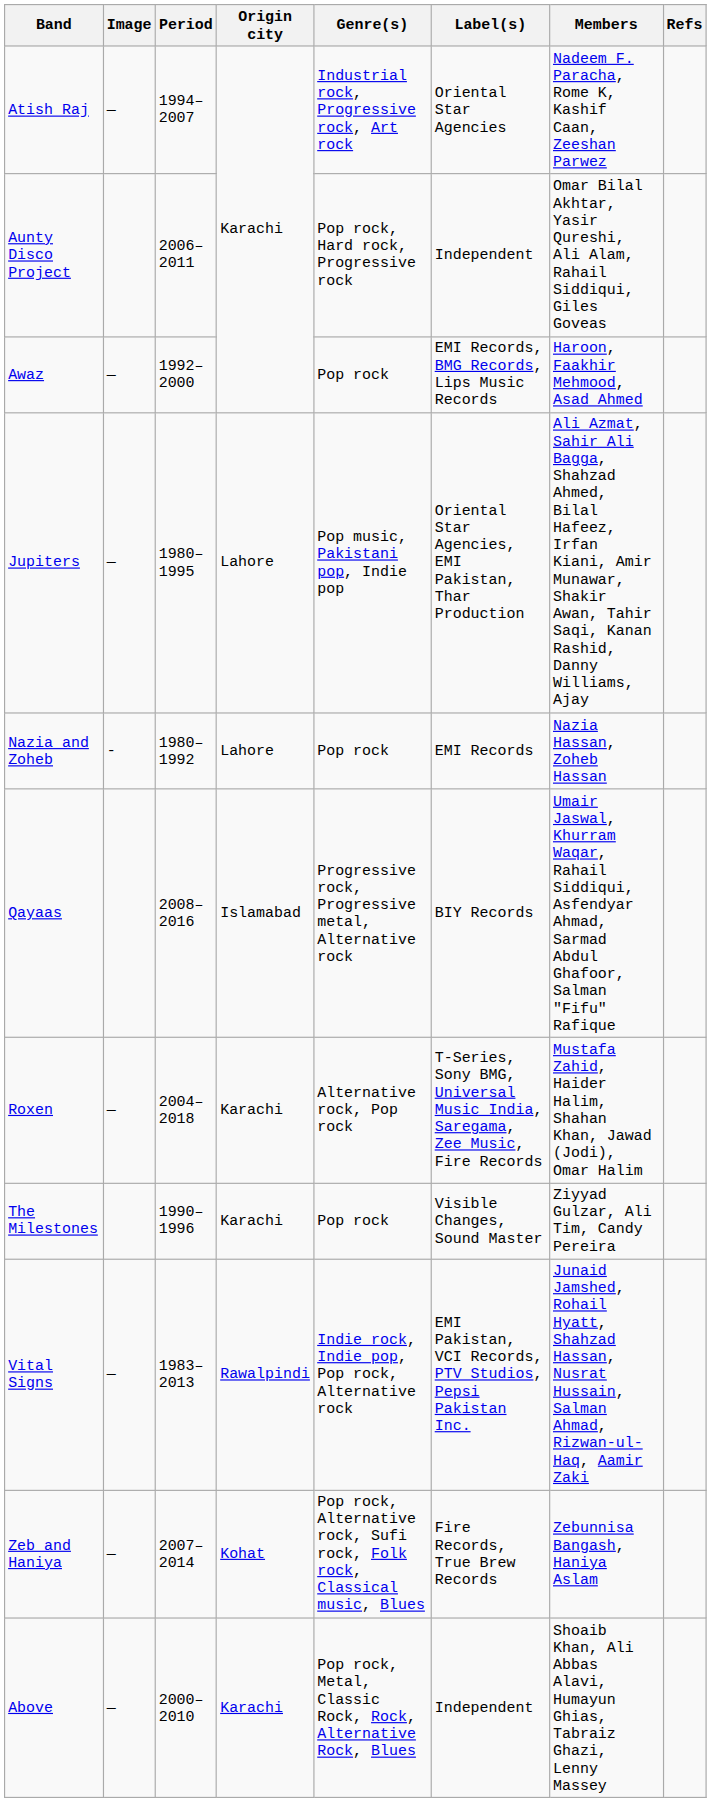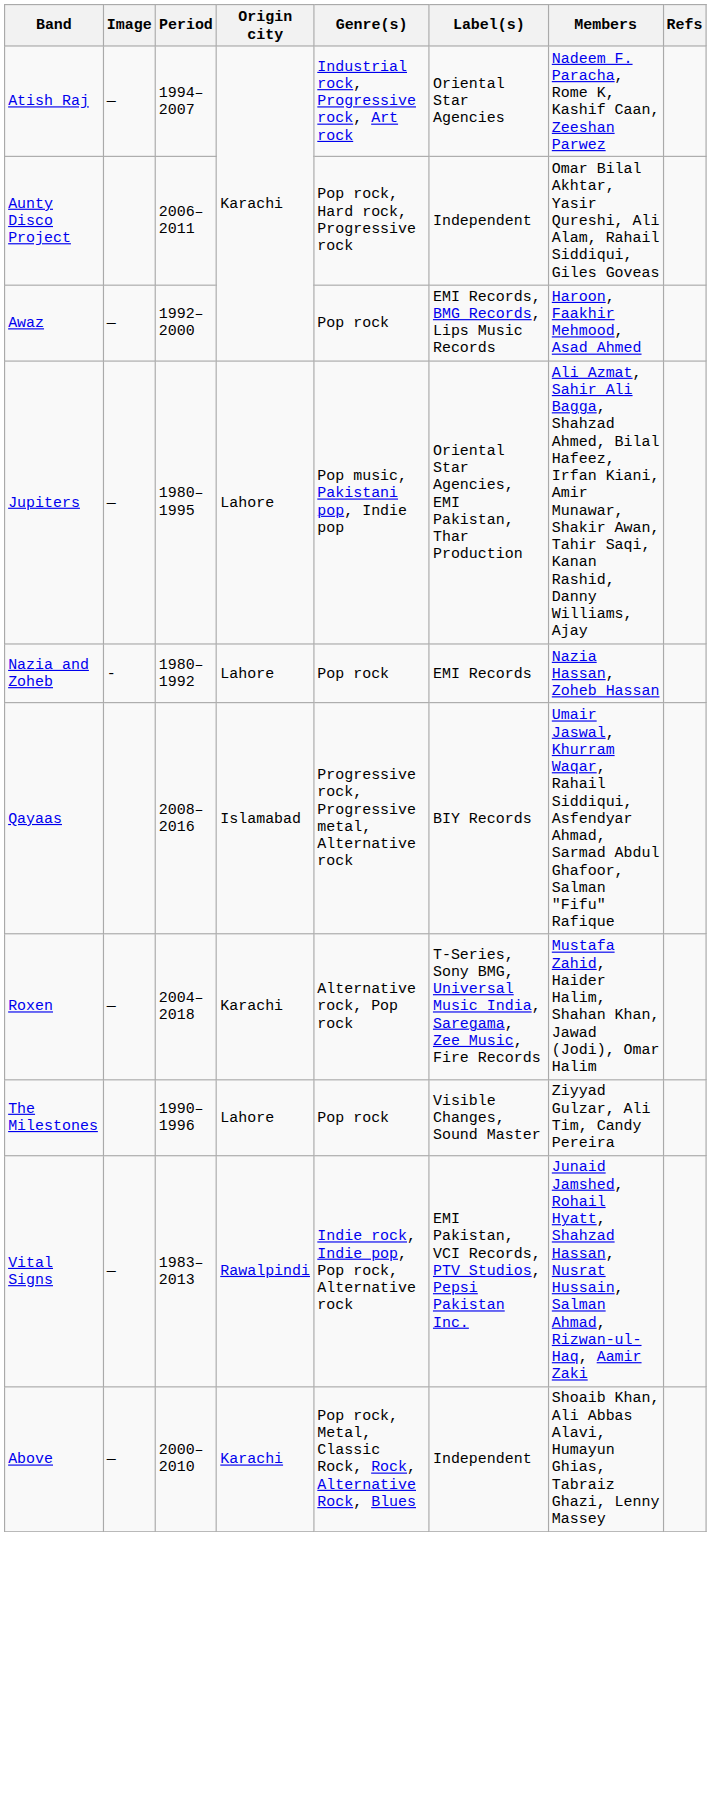(252, 1221) Karachi -> (247, 1117) Lahore
- row: (40, 1554)
